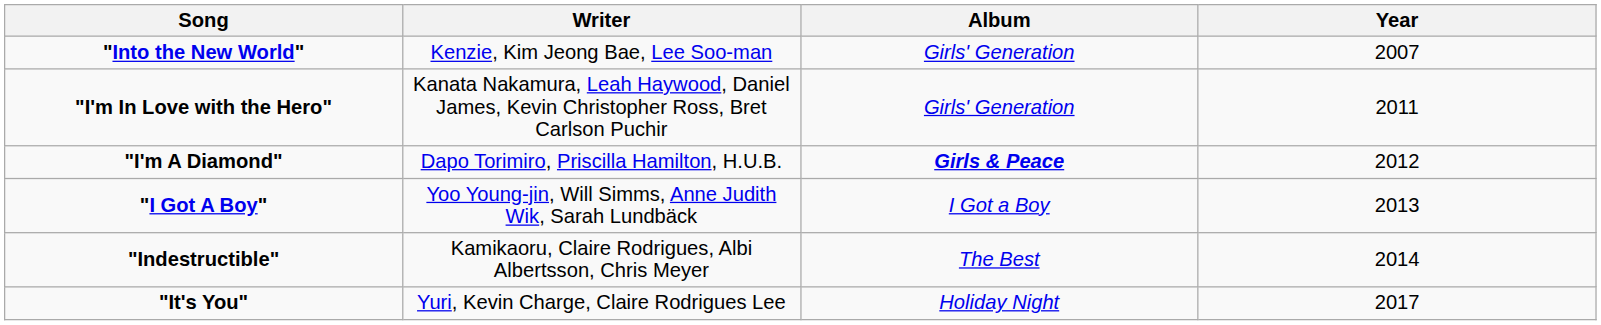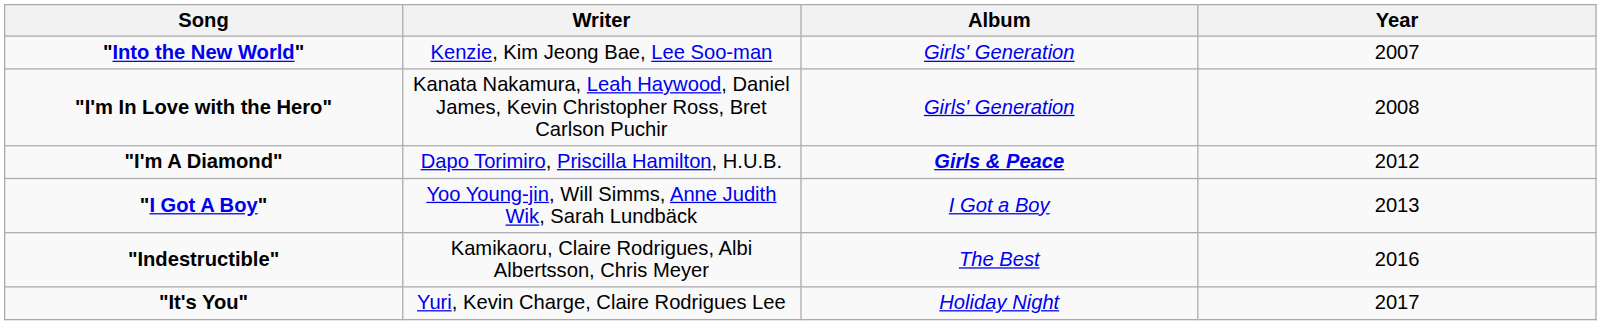(1397, 107) 2011 -> (1397, 107) 2008
(1397, 259) 2014 -> (1397, 259) 2016
